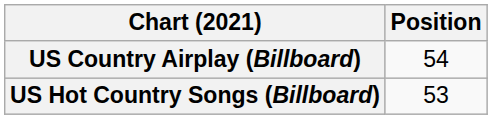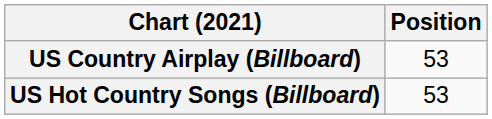(436, 59) 54 -> (436, 59) 53
